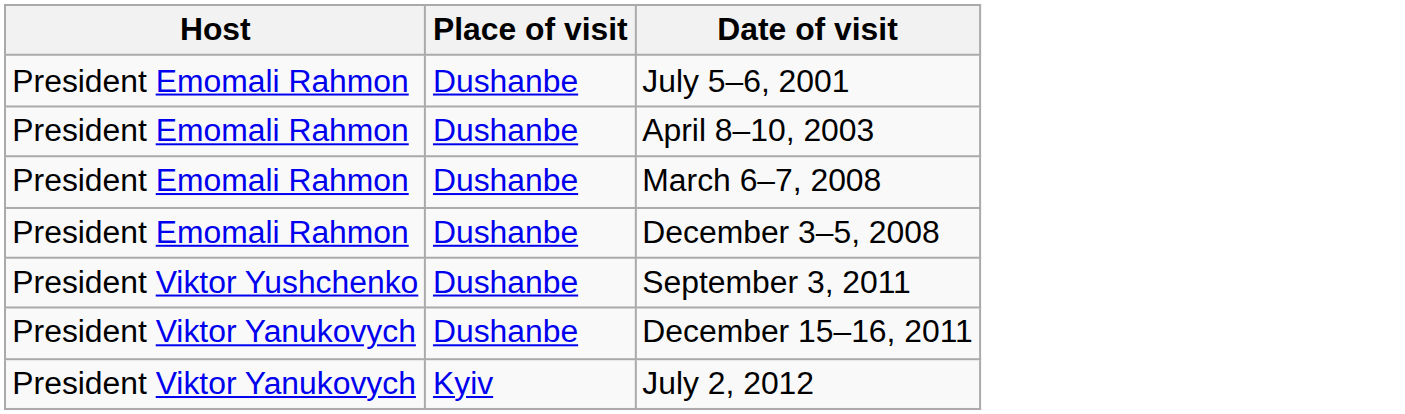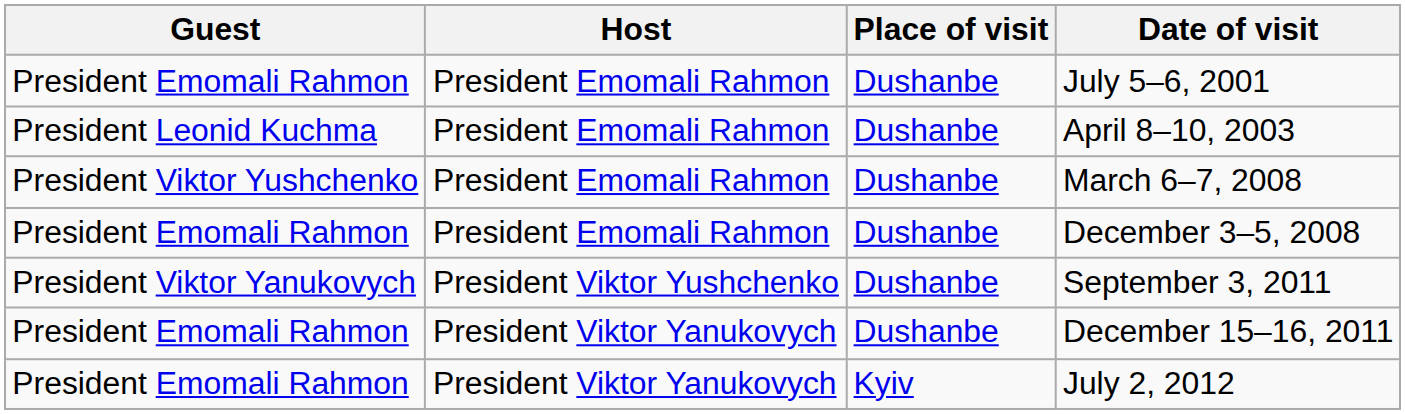+ column: (215, 29)
